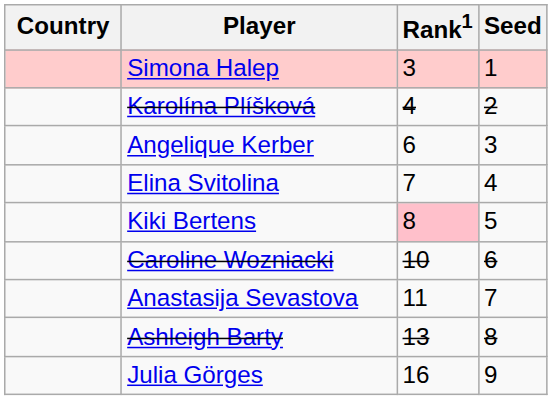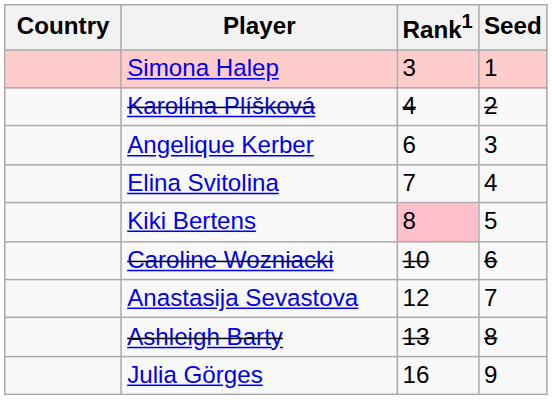(415, 298) 11 -> (416, 298) 12
